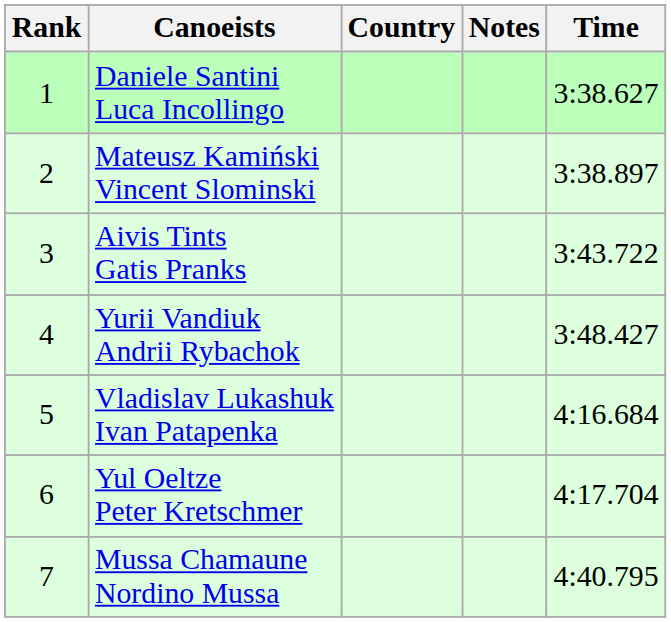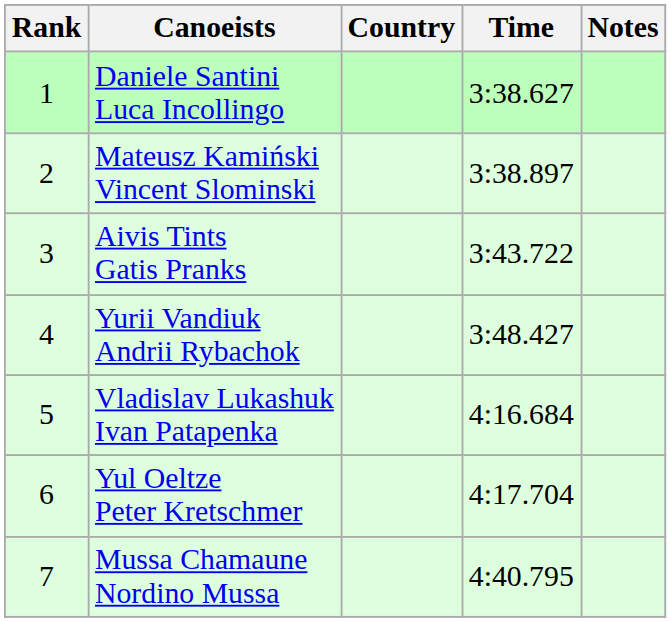columns swapped: (606, 28) <-> (504, 28)
